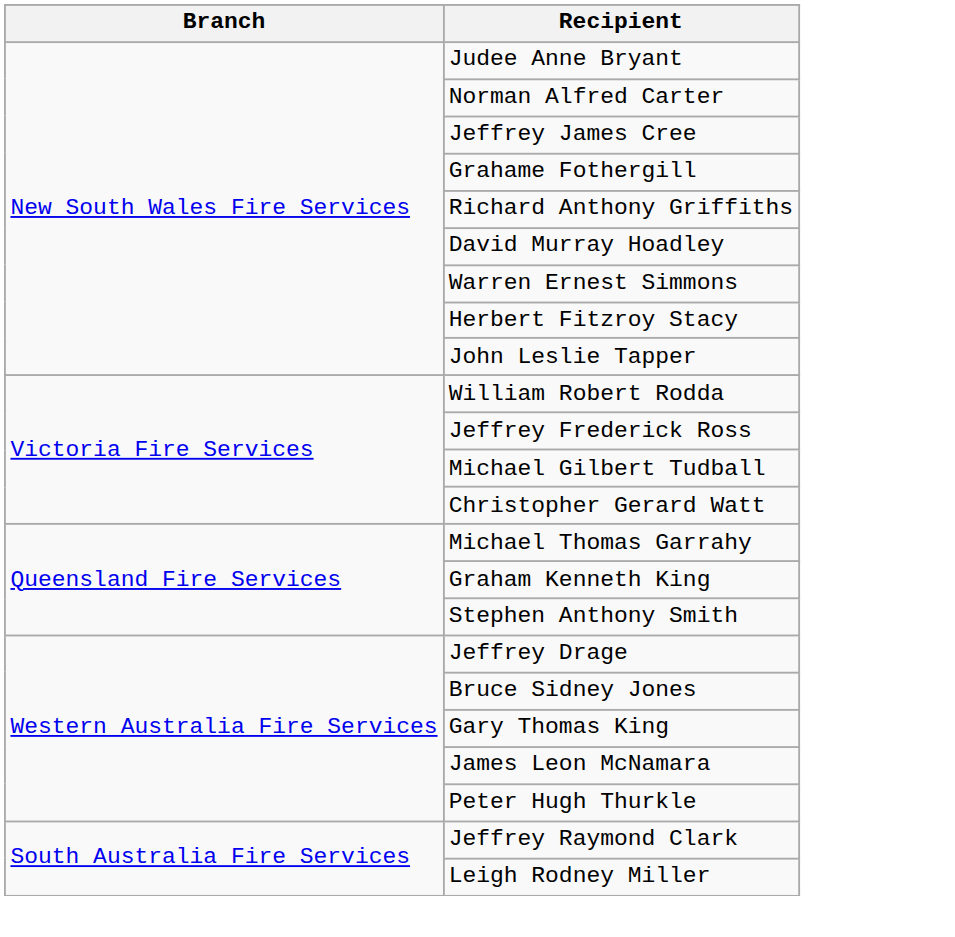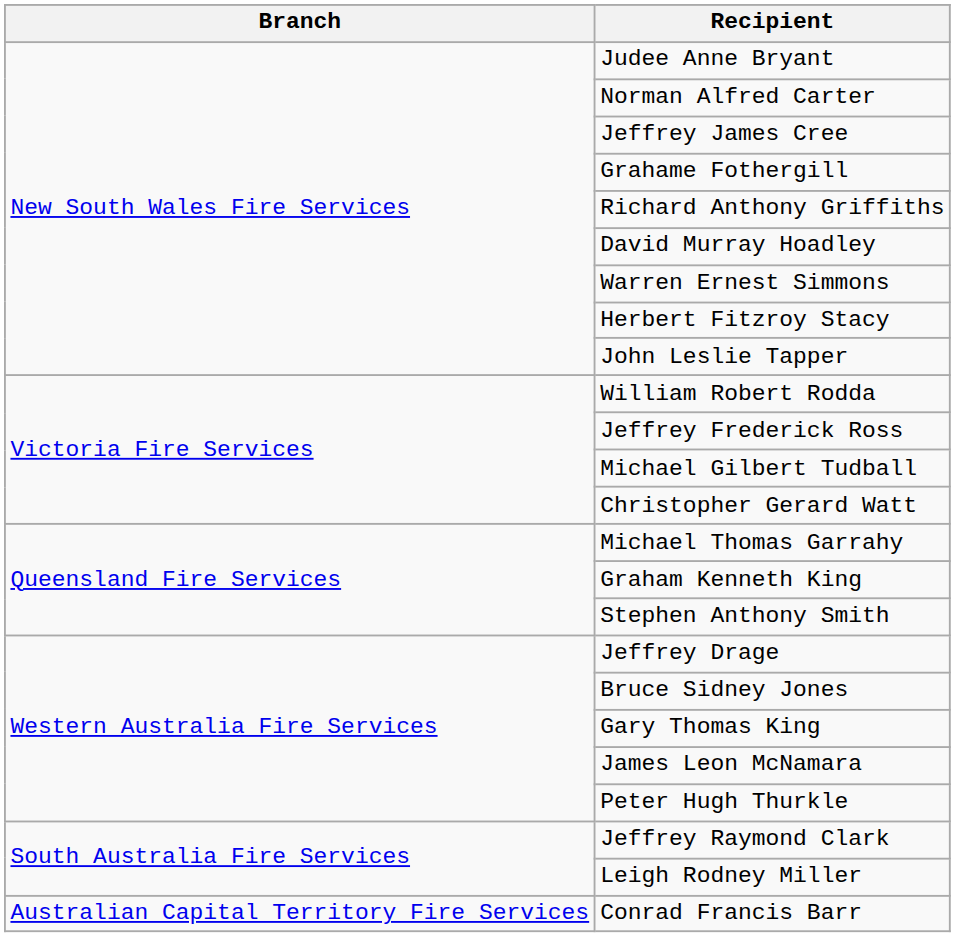+ row: (731, 914)
